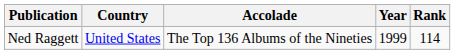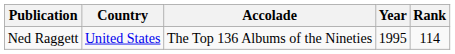(393, 37) 1999 -> (393, 37) 1995
